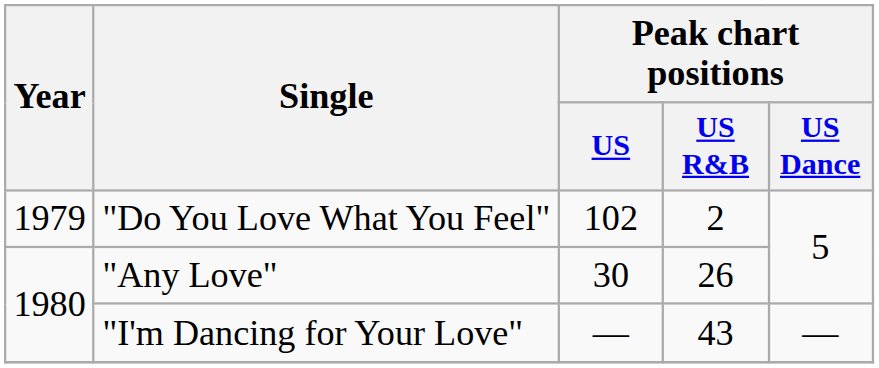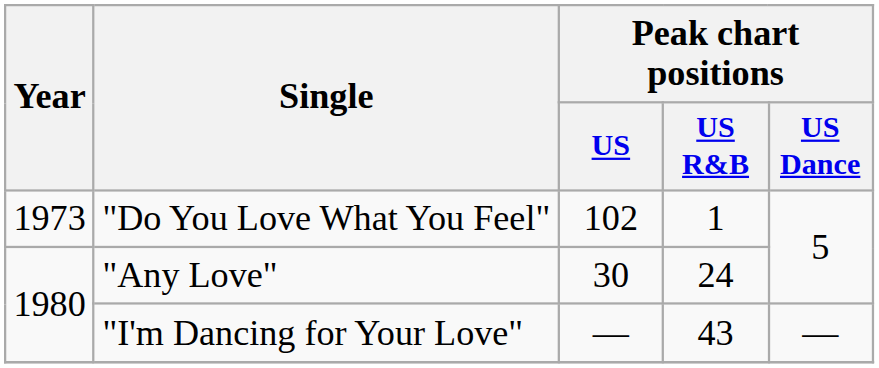(50, 217) 1979 -> (50, 217) 1973
(716, 217) 2 -> (716, 217) 1
(716, 275) 26 -> (716, 275) 24
